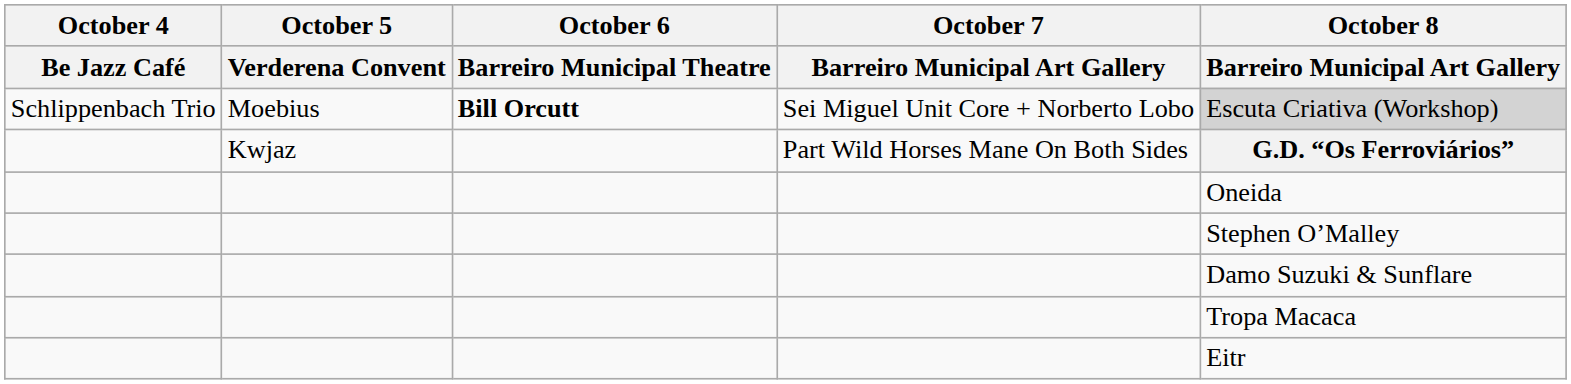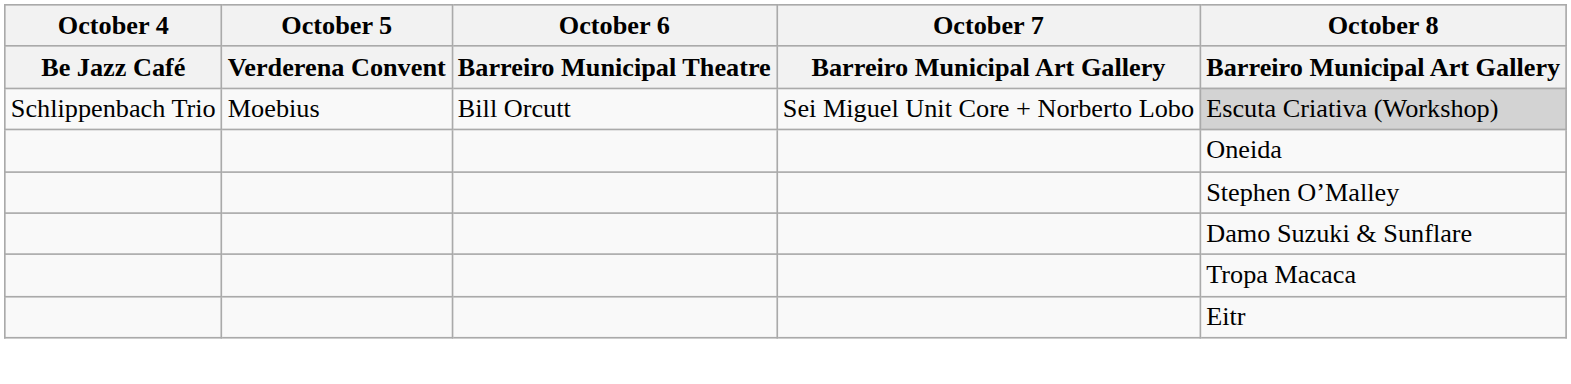(518, 108) bold -> (514, 108) normal
- row: (262, 150)
